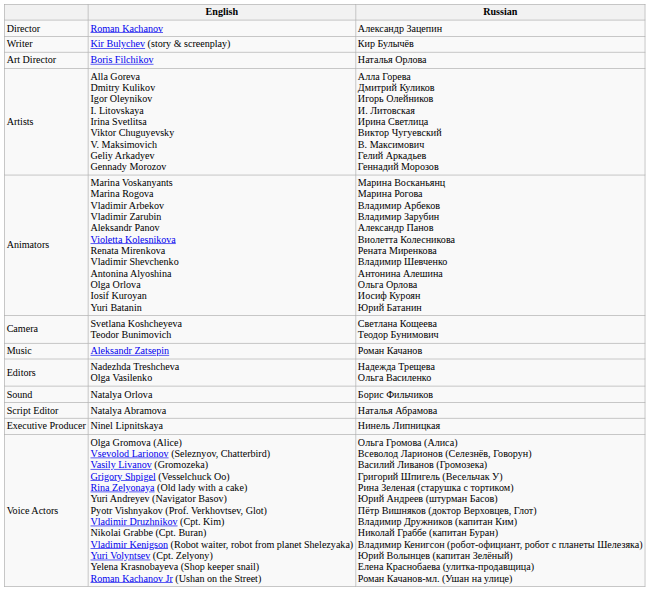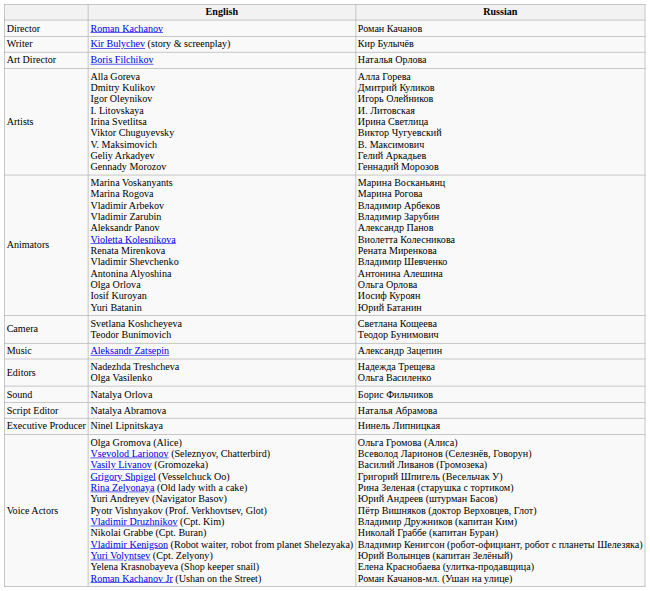(400, 28) Александр Зацепин -> (390, 28) Роман Качанов
(390, 351) Роман Качанов -> (400, 351) Александр Зацепин
